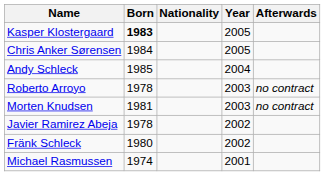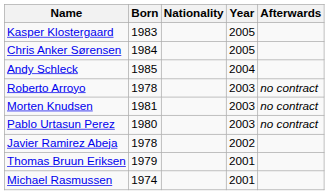(140, 32) bold -> (144, 32) normal
+ row: (61, 124)
- row: (44, 143)
+ row: (66, 161)
